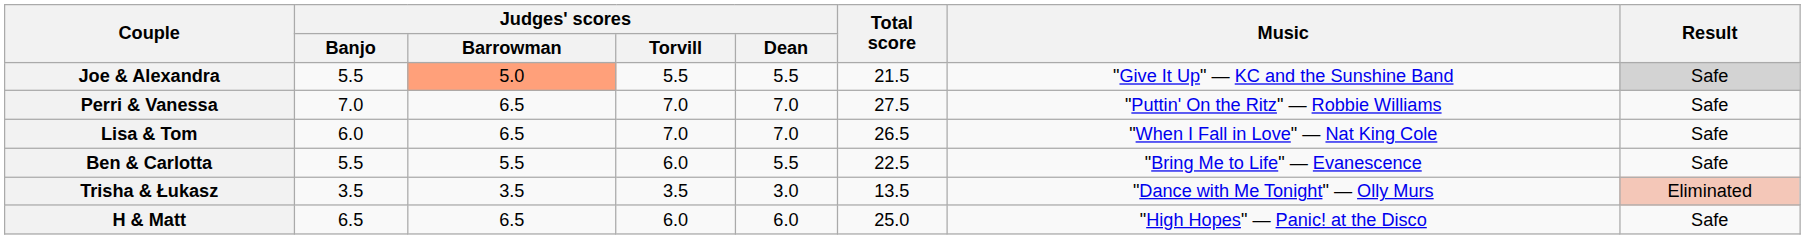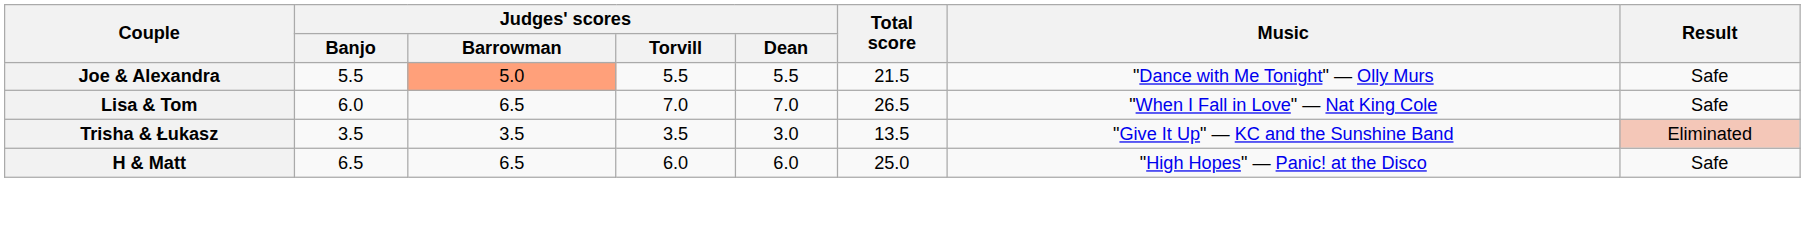(1283, 77) "Give It Up" — KC and the Sunshine Band -> (1283, 77) "Dance with Me Tonight" — Olly Murs
(1710, 77) lightgrey background -> (1710, 77) no background
- row: (149, 105)
- row: (149, 163)
(1283, 191) "Dance with Me Tonight" — Olly Murs -> (1283, 134) "Give It Up" — KC and the Sunshine Band
